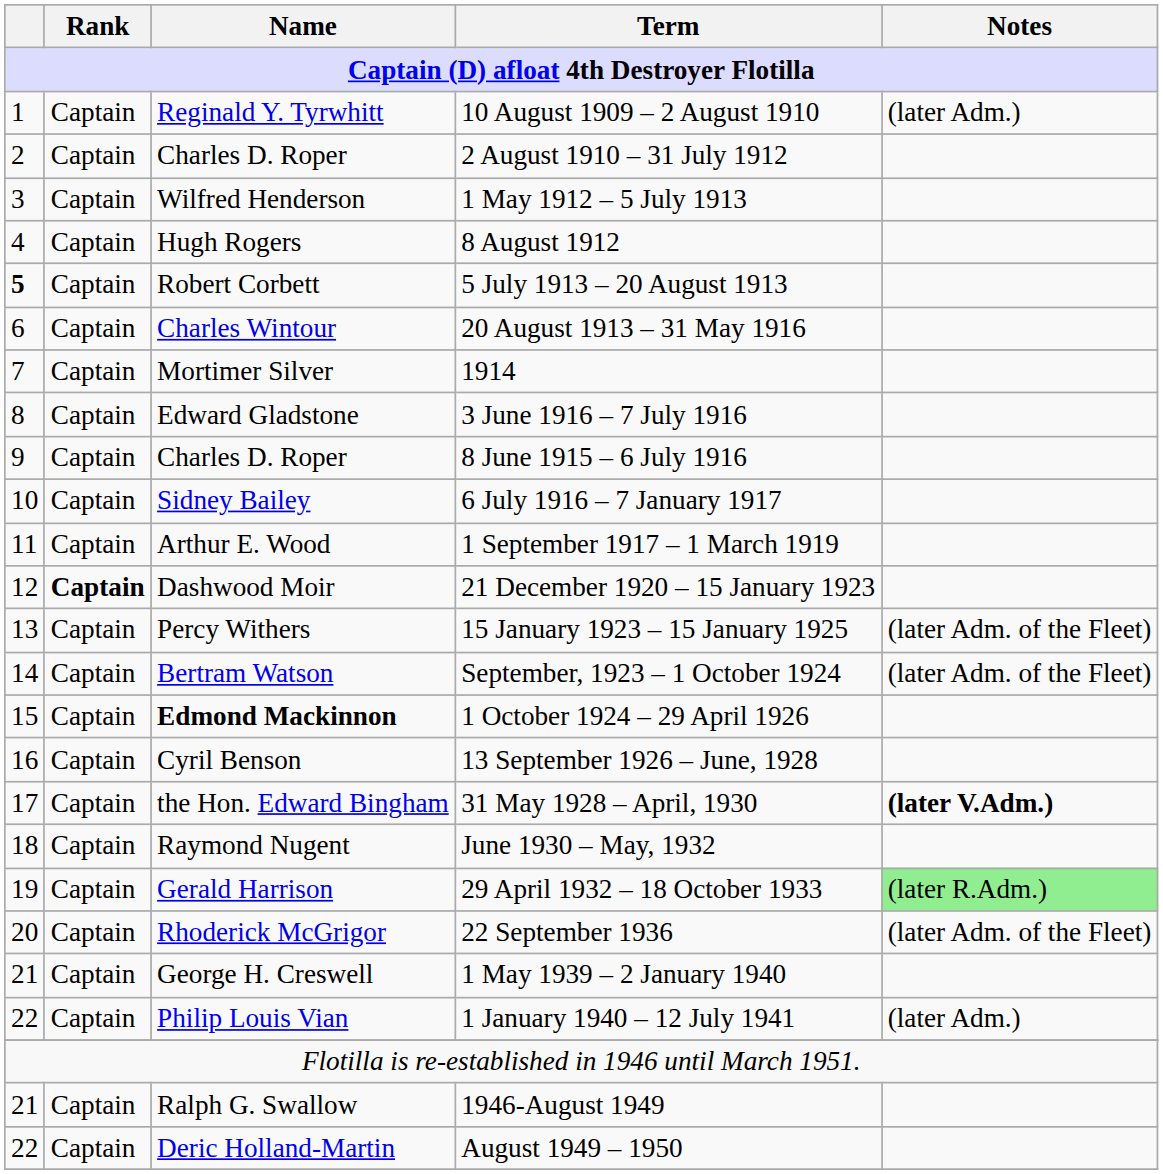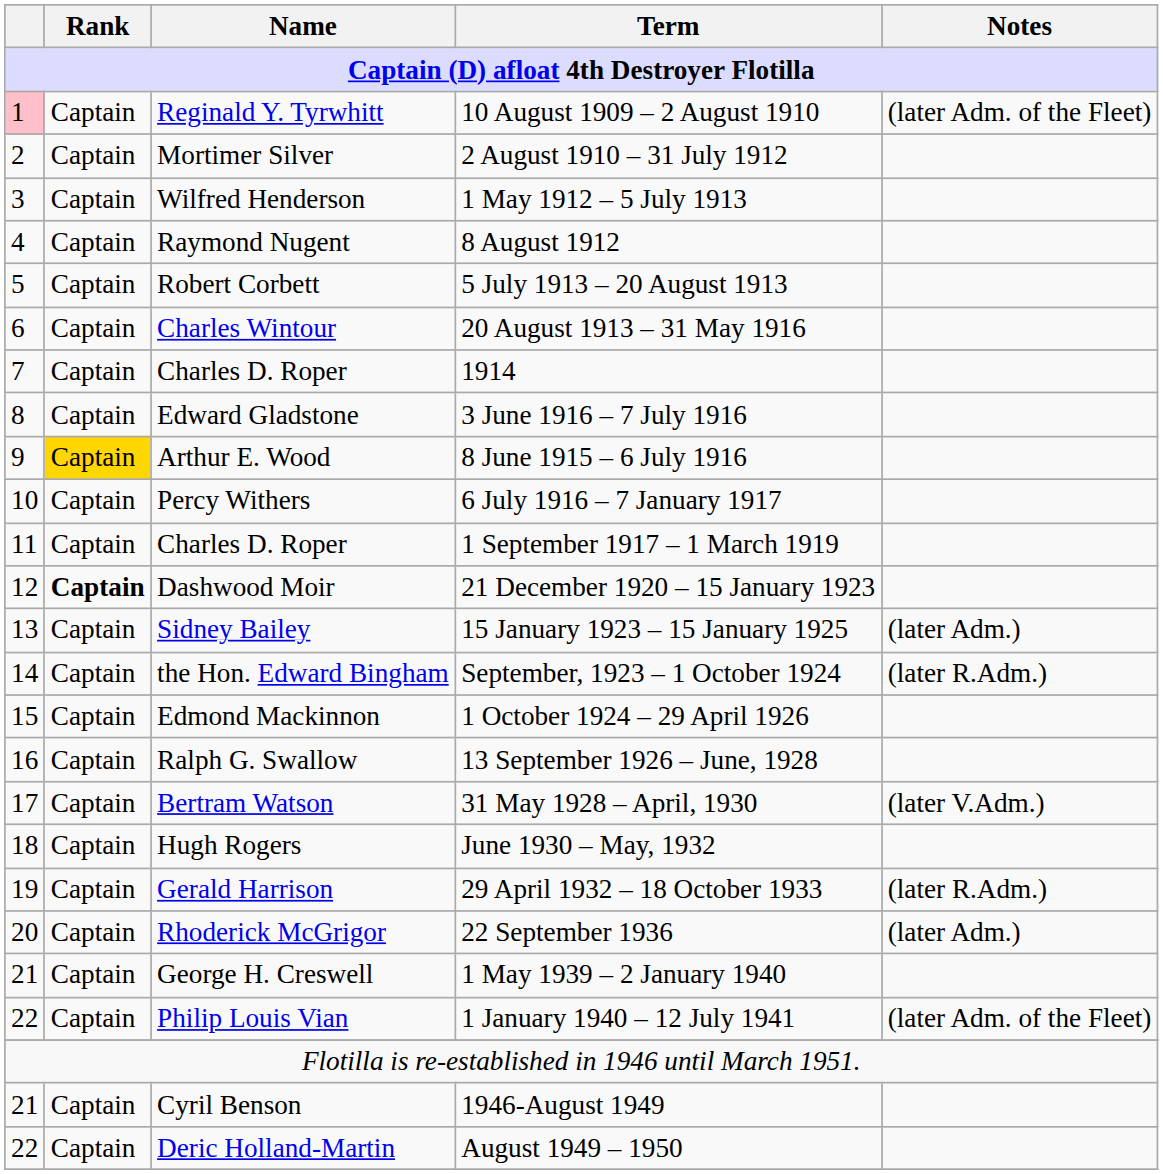(18, 112) no background -> (18, 112) pink background
(954, 112) (later Adm.) -> (1020, 112) (later Adm. of the Fleet)
(252, 155) Charles D. Roper -> (245, 155) Mortimer Silver
(229, 241) Hugh Rogers -> (253, 241) Raymond Nugent
(18, 284) bold -> (18, 284) normal
(245, 371) Mortimer Silver -> (252, 371) Charles D. Roper
(93, 457) no background -> (93, 457) gold background
(252, 457) Charles D. Roper -> (244, 457) Arthur E. Wood
(234, 500) Sidney Bailey -> (234, 500) Percy Withers
(244, 543) Arthur E. Wood -> (252, 543) Charles D. Roper
(234, 629) Percy Withers -> (234, 629) Sidney Bailey
(1020, 629) (later Adm. of the Fleet) -> (954, 629) (later Adm.)
(245, 673) Bertram Watson -> (303, 673) the Hon. Edward Bingham
(1020, 673) (later Adm. of the Fleet) -> (967, 673) (later R.Adm.)
(277, 716) bold -> (269, 716) normal
(229, 759) Cyril Benson -> (257, 759) Ralph G. Swallow
(303, 802) the Hon. Edward Bingham -> (245, 802) Bertram Watson
(970, 802) bold -> (966, 802) normal
(253, 845) Raymond Nugent -> (229, 845) Hugh Rogers
(967, 888) lightgreen background -> (967, 888) no background
(1020, 931) (later Adm. of the Fleet) -> (954, 931) (later Adm.)
(954, 1018) (later Adm.) -> (1020, 1018) (later Adm. of the Fleet)
(257, 1104) Ralph G. Swallow -> (229, 1104) Cyril Benson
